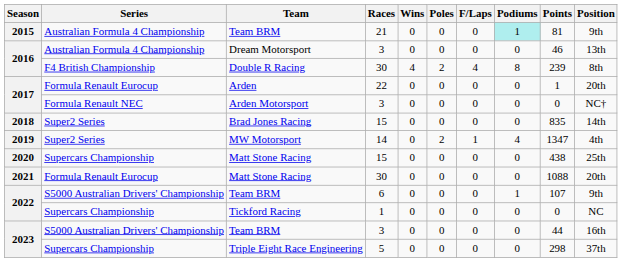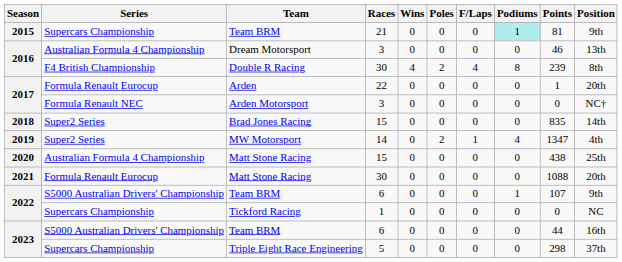(124, 31) Australian Formula 4 Championship -> (99, 31) Supercars Championship
(99, 158) Supercars Championship -> (124, 158) Australian Formula 4 Championship
(381, 230) 3 -> (381, 230) 6
